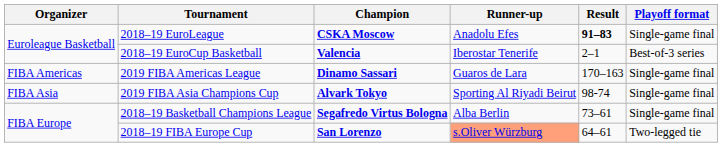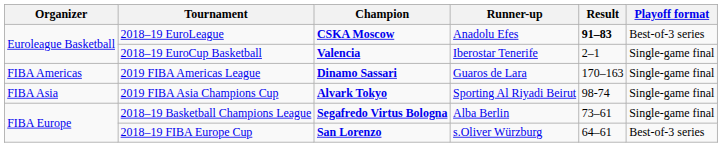(672, 34) Single-game final -> (667, 34) Best-of-3 series
(667, 54) Best-of-3 series -> (672, 54) Single-game final
(498, 133) lightsalmon background -> (498, 133) no background
(665, 133) Two-legged tie -> (667, 133) Best-of-3 series
